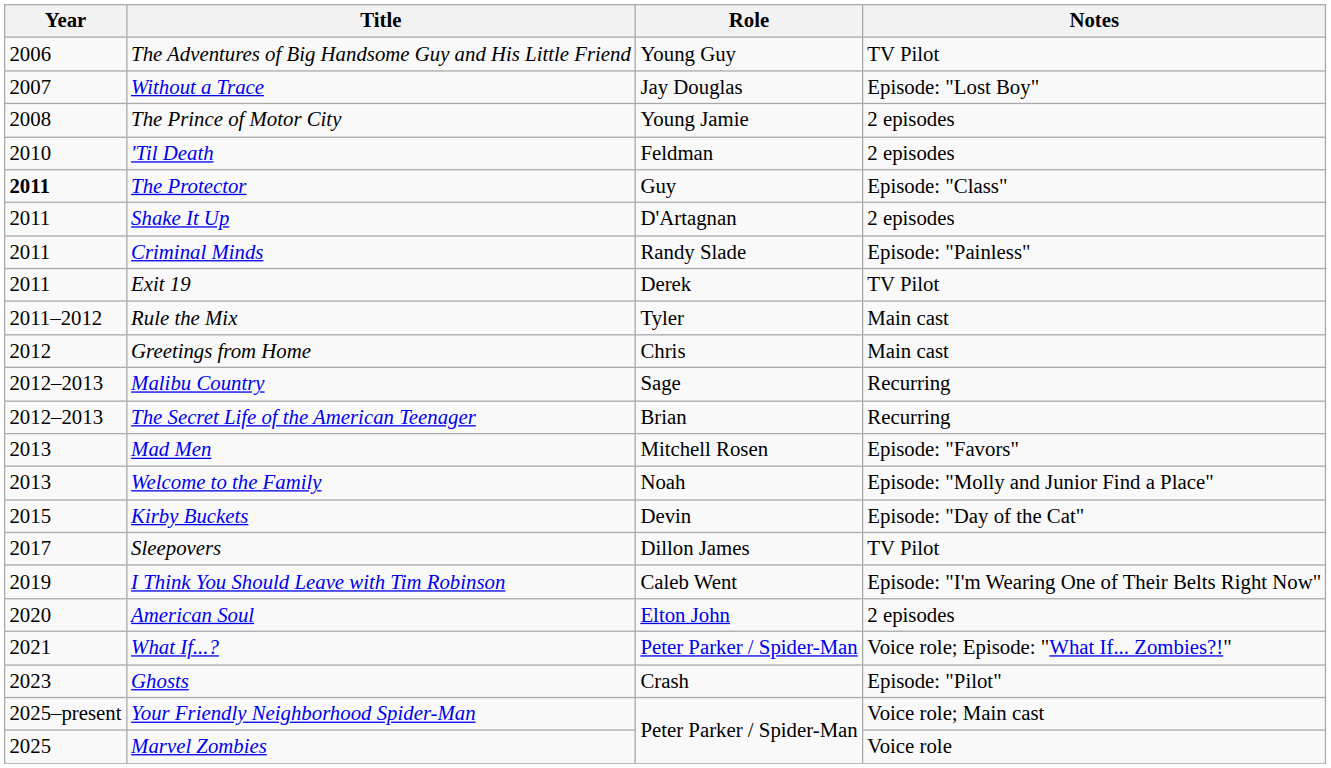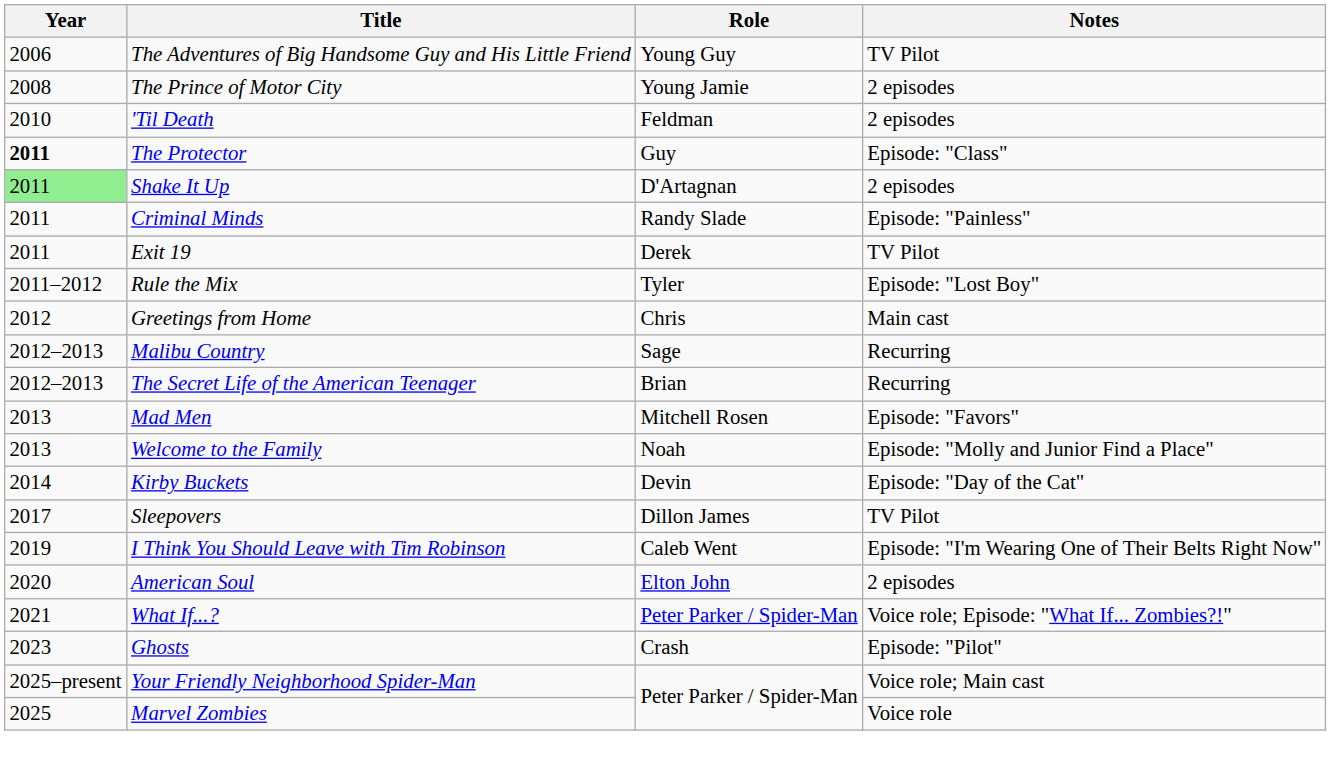- row: (198, 86)
(30, 218) no background -> (30, 185) lightgreen background
(908, 317) Main cast -> (953, 284) Episode: "Lost Boy"
(30, 515) 2015 -> (30, 482) 2014
